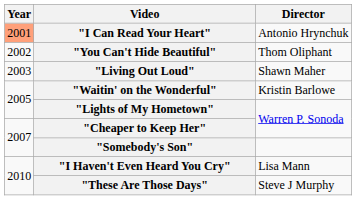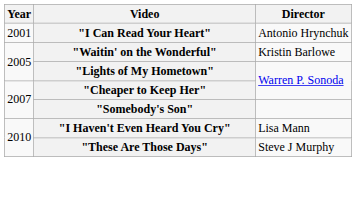(19, 33) lightsalmon background -> (19, 33) no background
- row: (145, 52)
- row: (145, 71)
